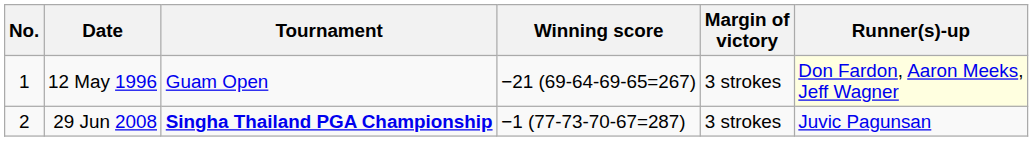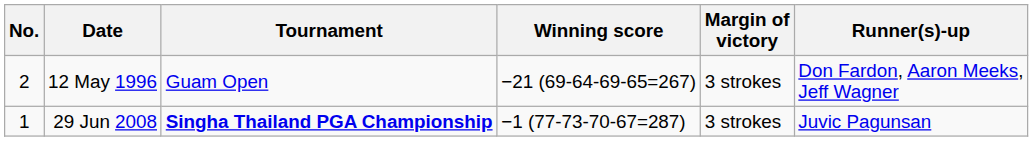(24, 81) 1 -> (24, 81) 2
(911, 81) lightyellow background -> (911, 81) no background
(24, 122) 2 -> (24, 122) 1
